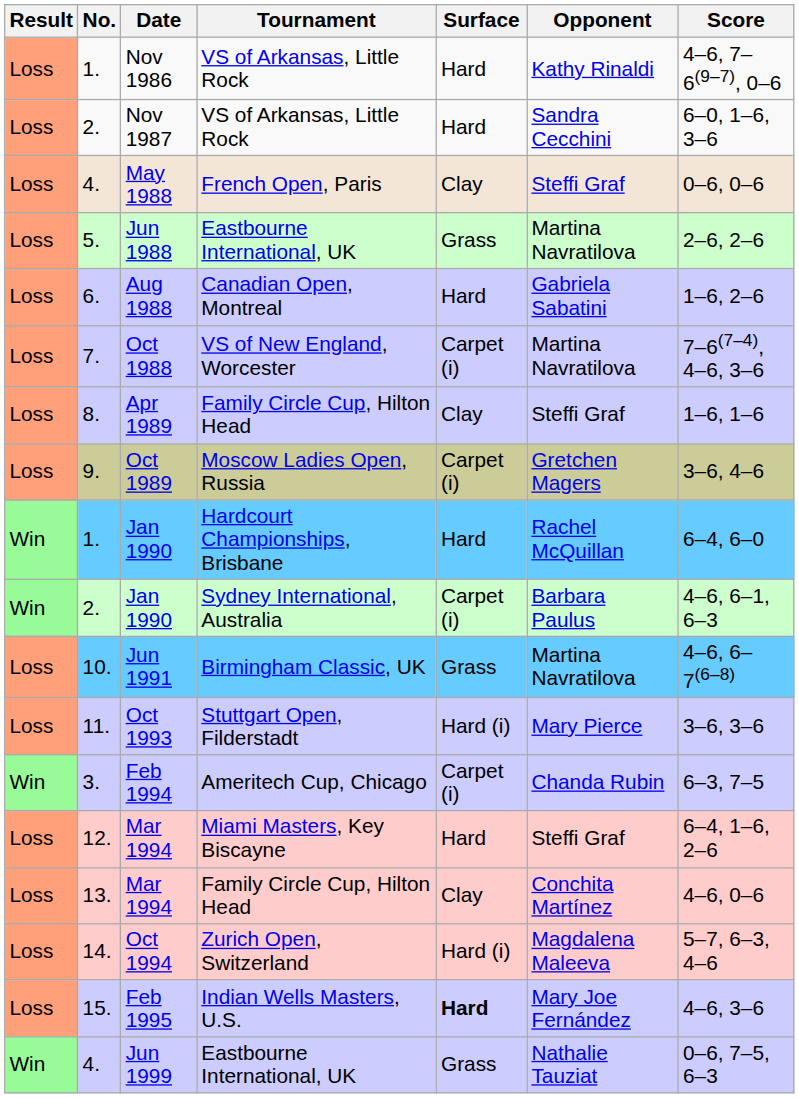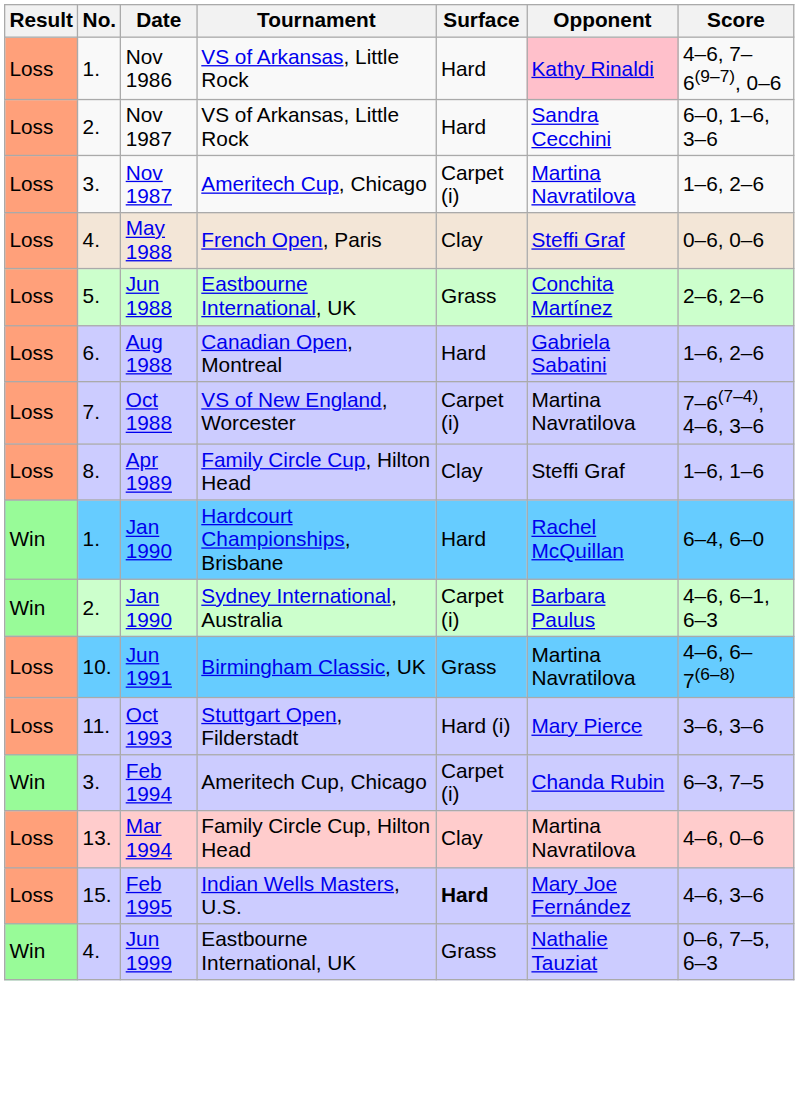(593, 68) no background -> (593, 68) pink background
+ row: (91, 184)
(583, 240) Martina Navratilova -> (572, 296) Conchita Martínez
- row: (91, 471)
- row: (97, 838)
(572, 895) Conchita Martínez -> (583, 838) Martina Navratilova
- row: (97, 951)
